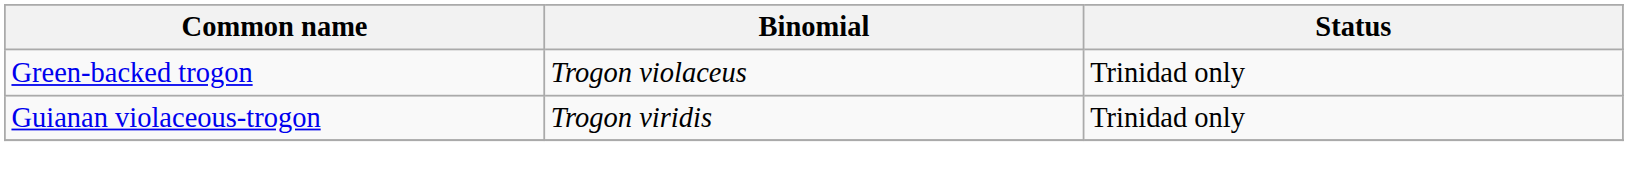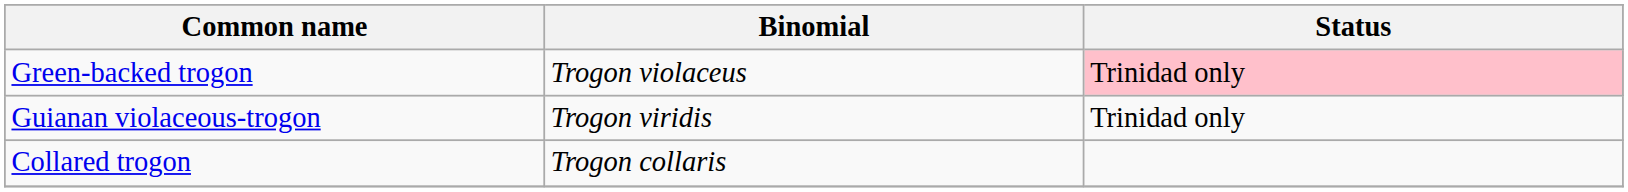(1168, 72) no background -> (1168, 72) pink background
+ row: (101, 162)
